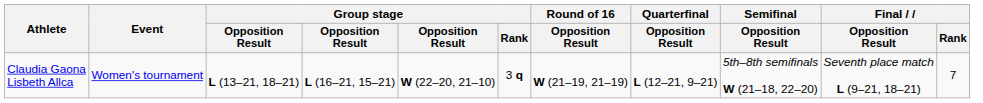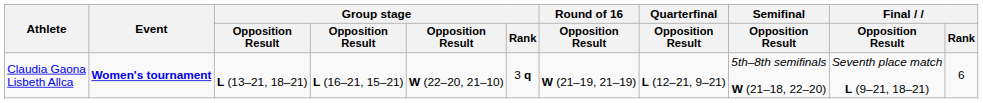(147, 76) normal -> (151, 76) bold
(953, 76) 7 -> (961, 76) 6
